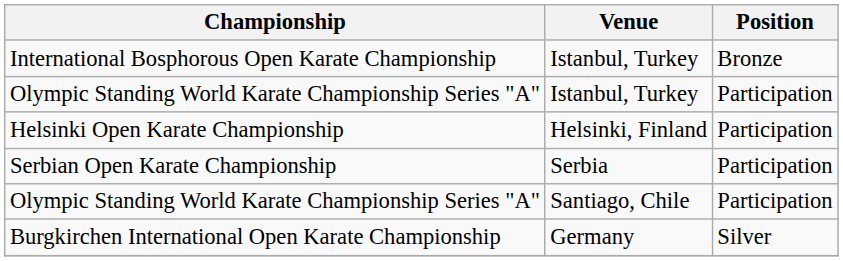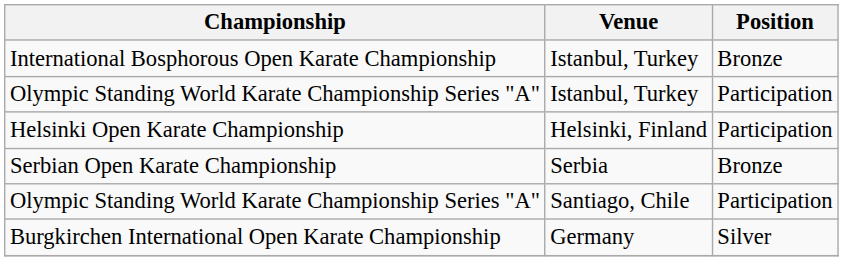(775, 165) Participation -> (750, 165) Bronze
